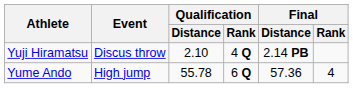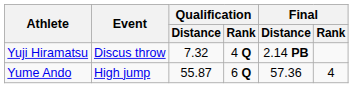(196, 53) 2.10 -> (196, 53) 7.32
(196, 73) 55.78 -> (196, 73) 55.87
